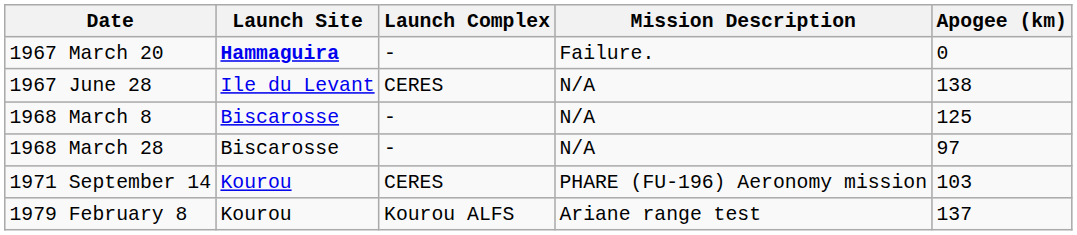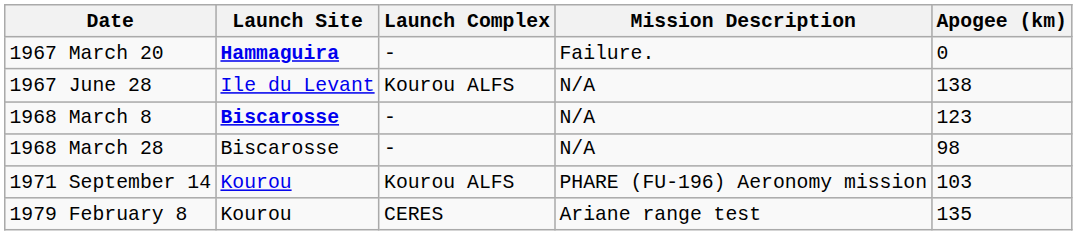(414, 85) CERES -> (449, 85) Kourou ALFS
(280, 117) normal -> (280, 117) bold
(954, 117) 125 -> (954, 117) 123
(948, 150) 97 -> (948, 150) 98
(414, 182) CERES -> (449, 182) Kourou ALFS
(449, 214) Kourou ALFS -> (414, 214) CERES
(954, 214) 137 -> (954, 214) 135
